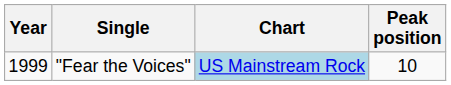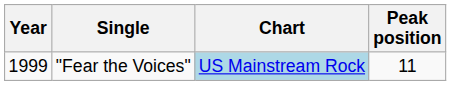(407, 66) 10 -> (407, 66) 11
